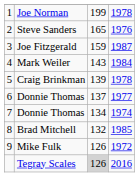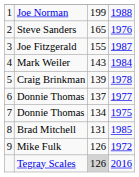(121, 12) 1978 -> (121, 12) 1988
(98, 46) 159 -> (98, 46) 155
(121, 113) 1974 -> (121, 113) 1975
(98, 130) 132 -> (98, 130) 131
